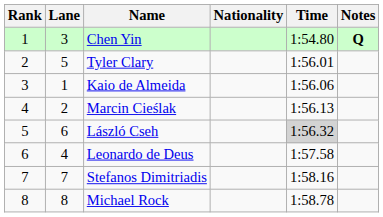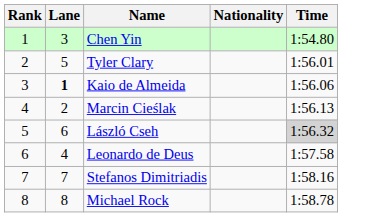- column: (358, 16)
(64, 85) normal -> (64, 85) bold
